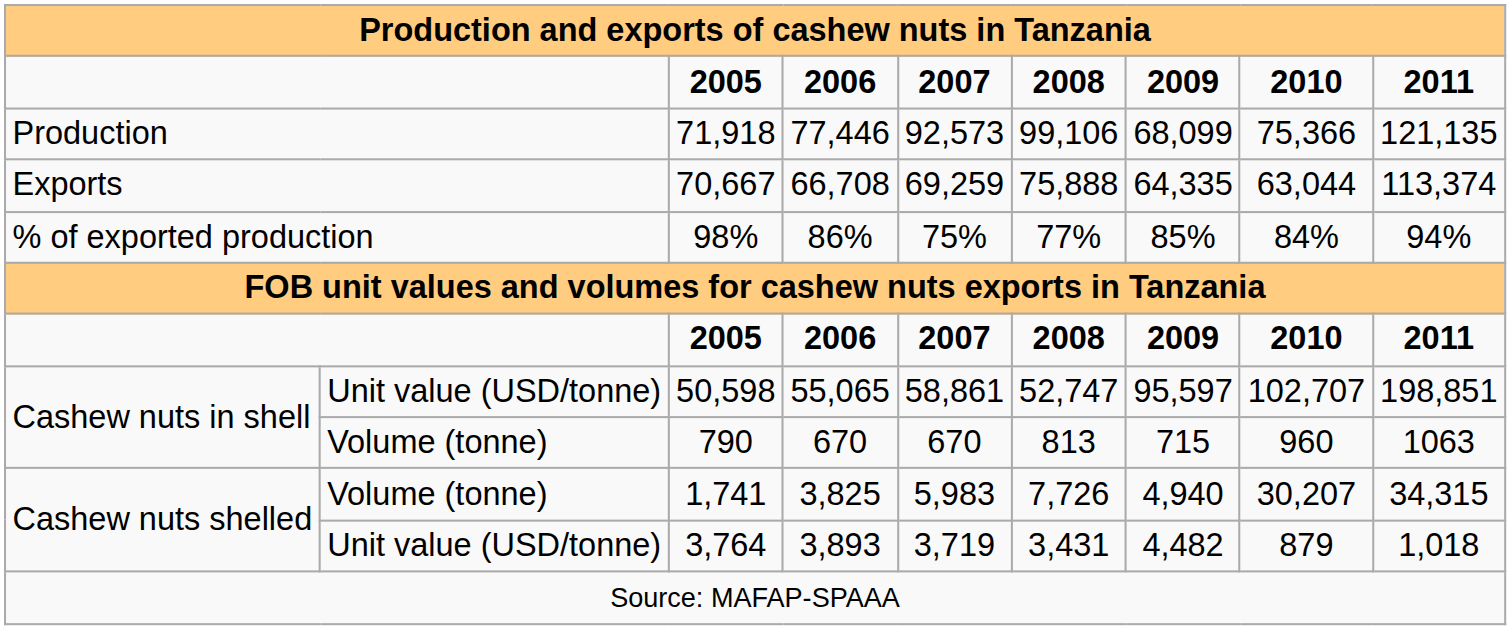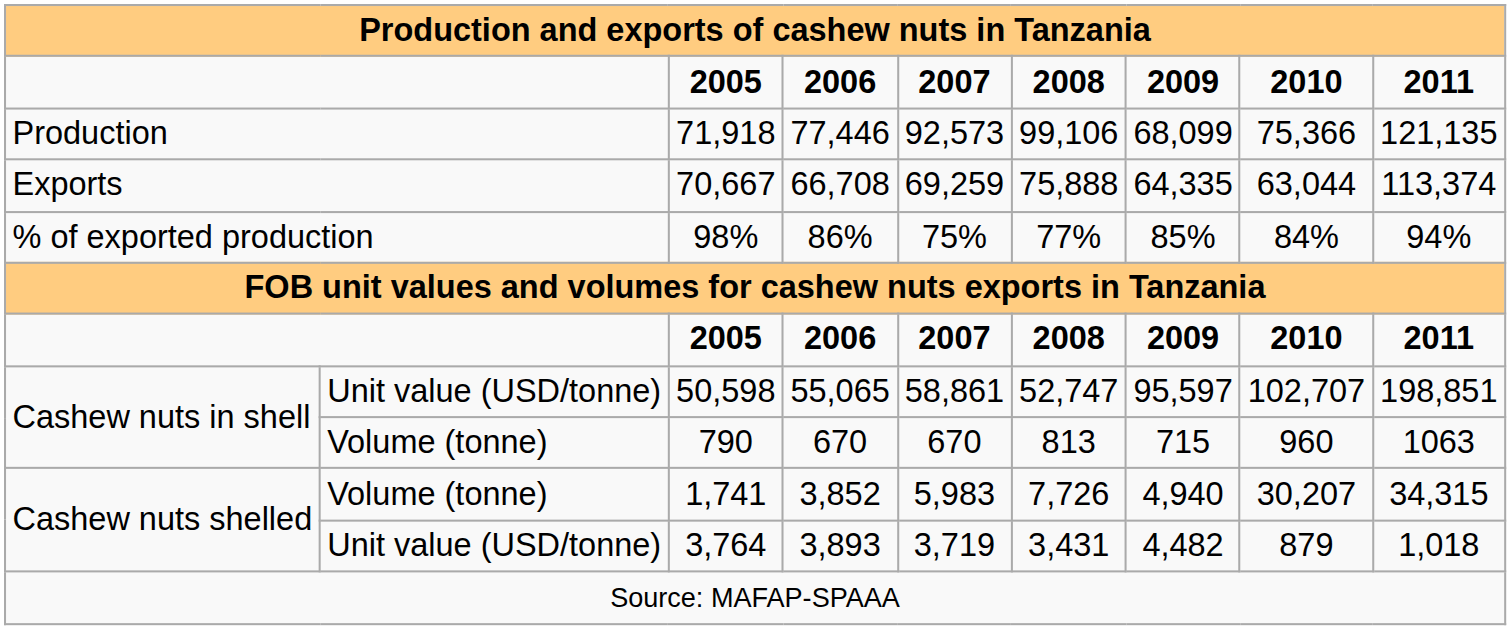(840, 493) 3,825 -> (840, 493) 3,852
